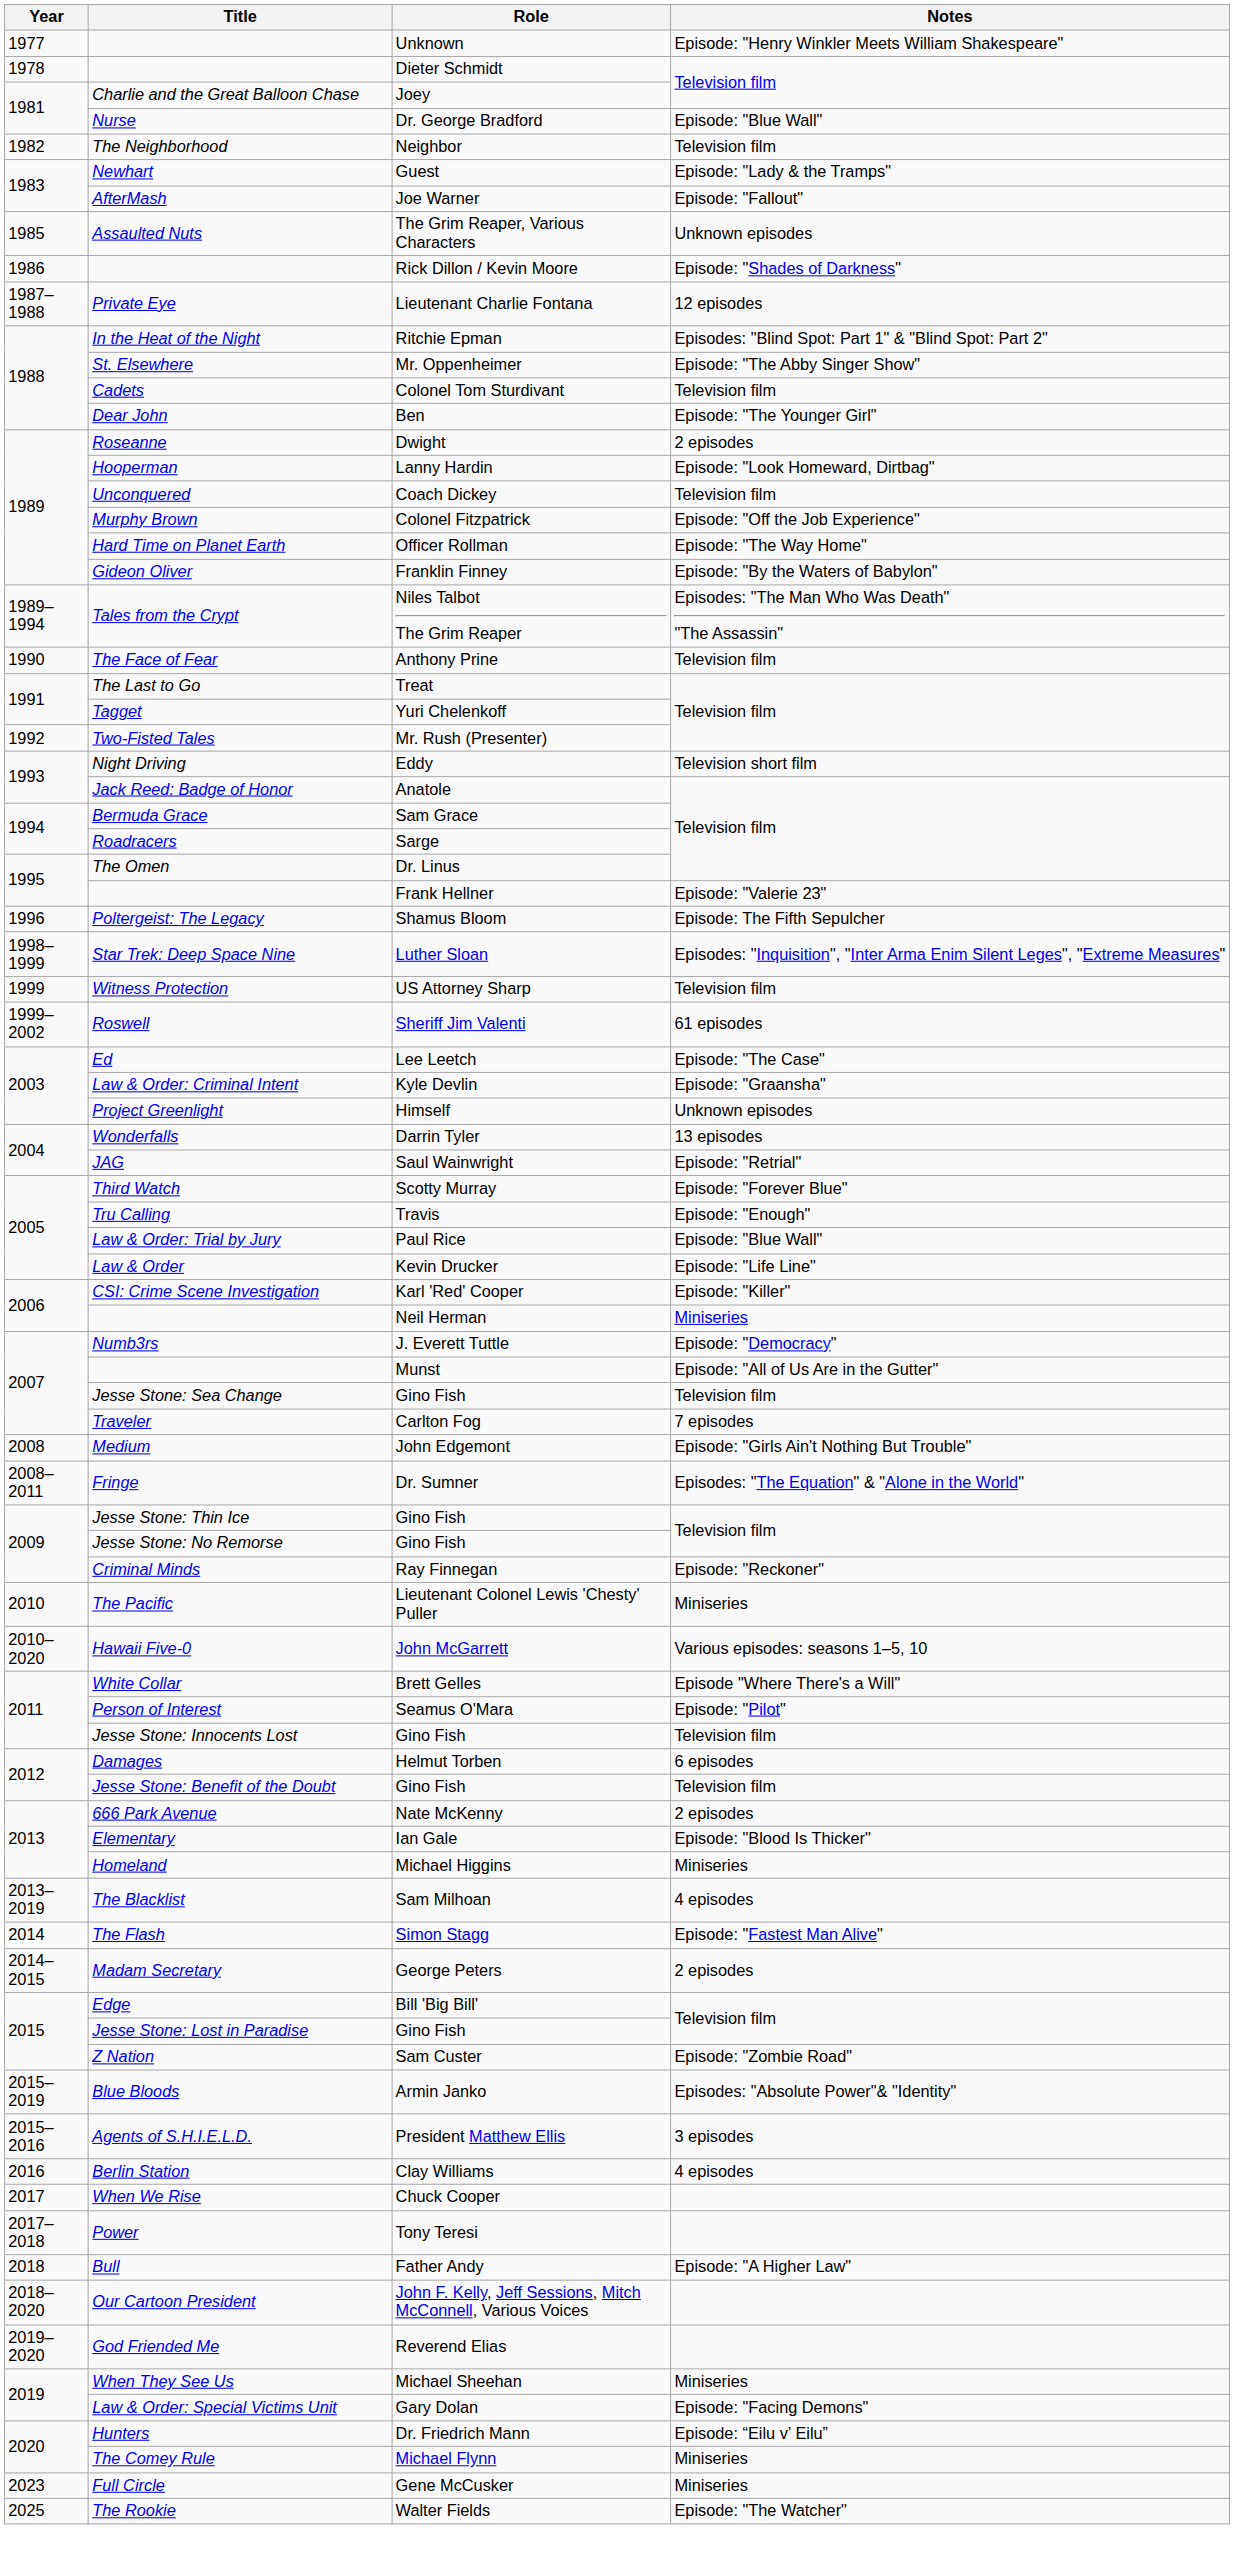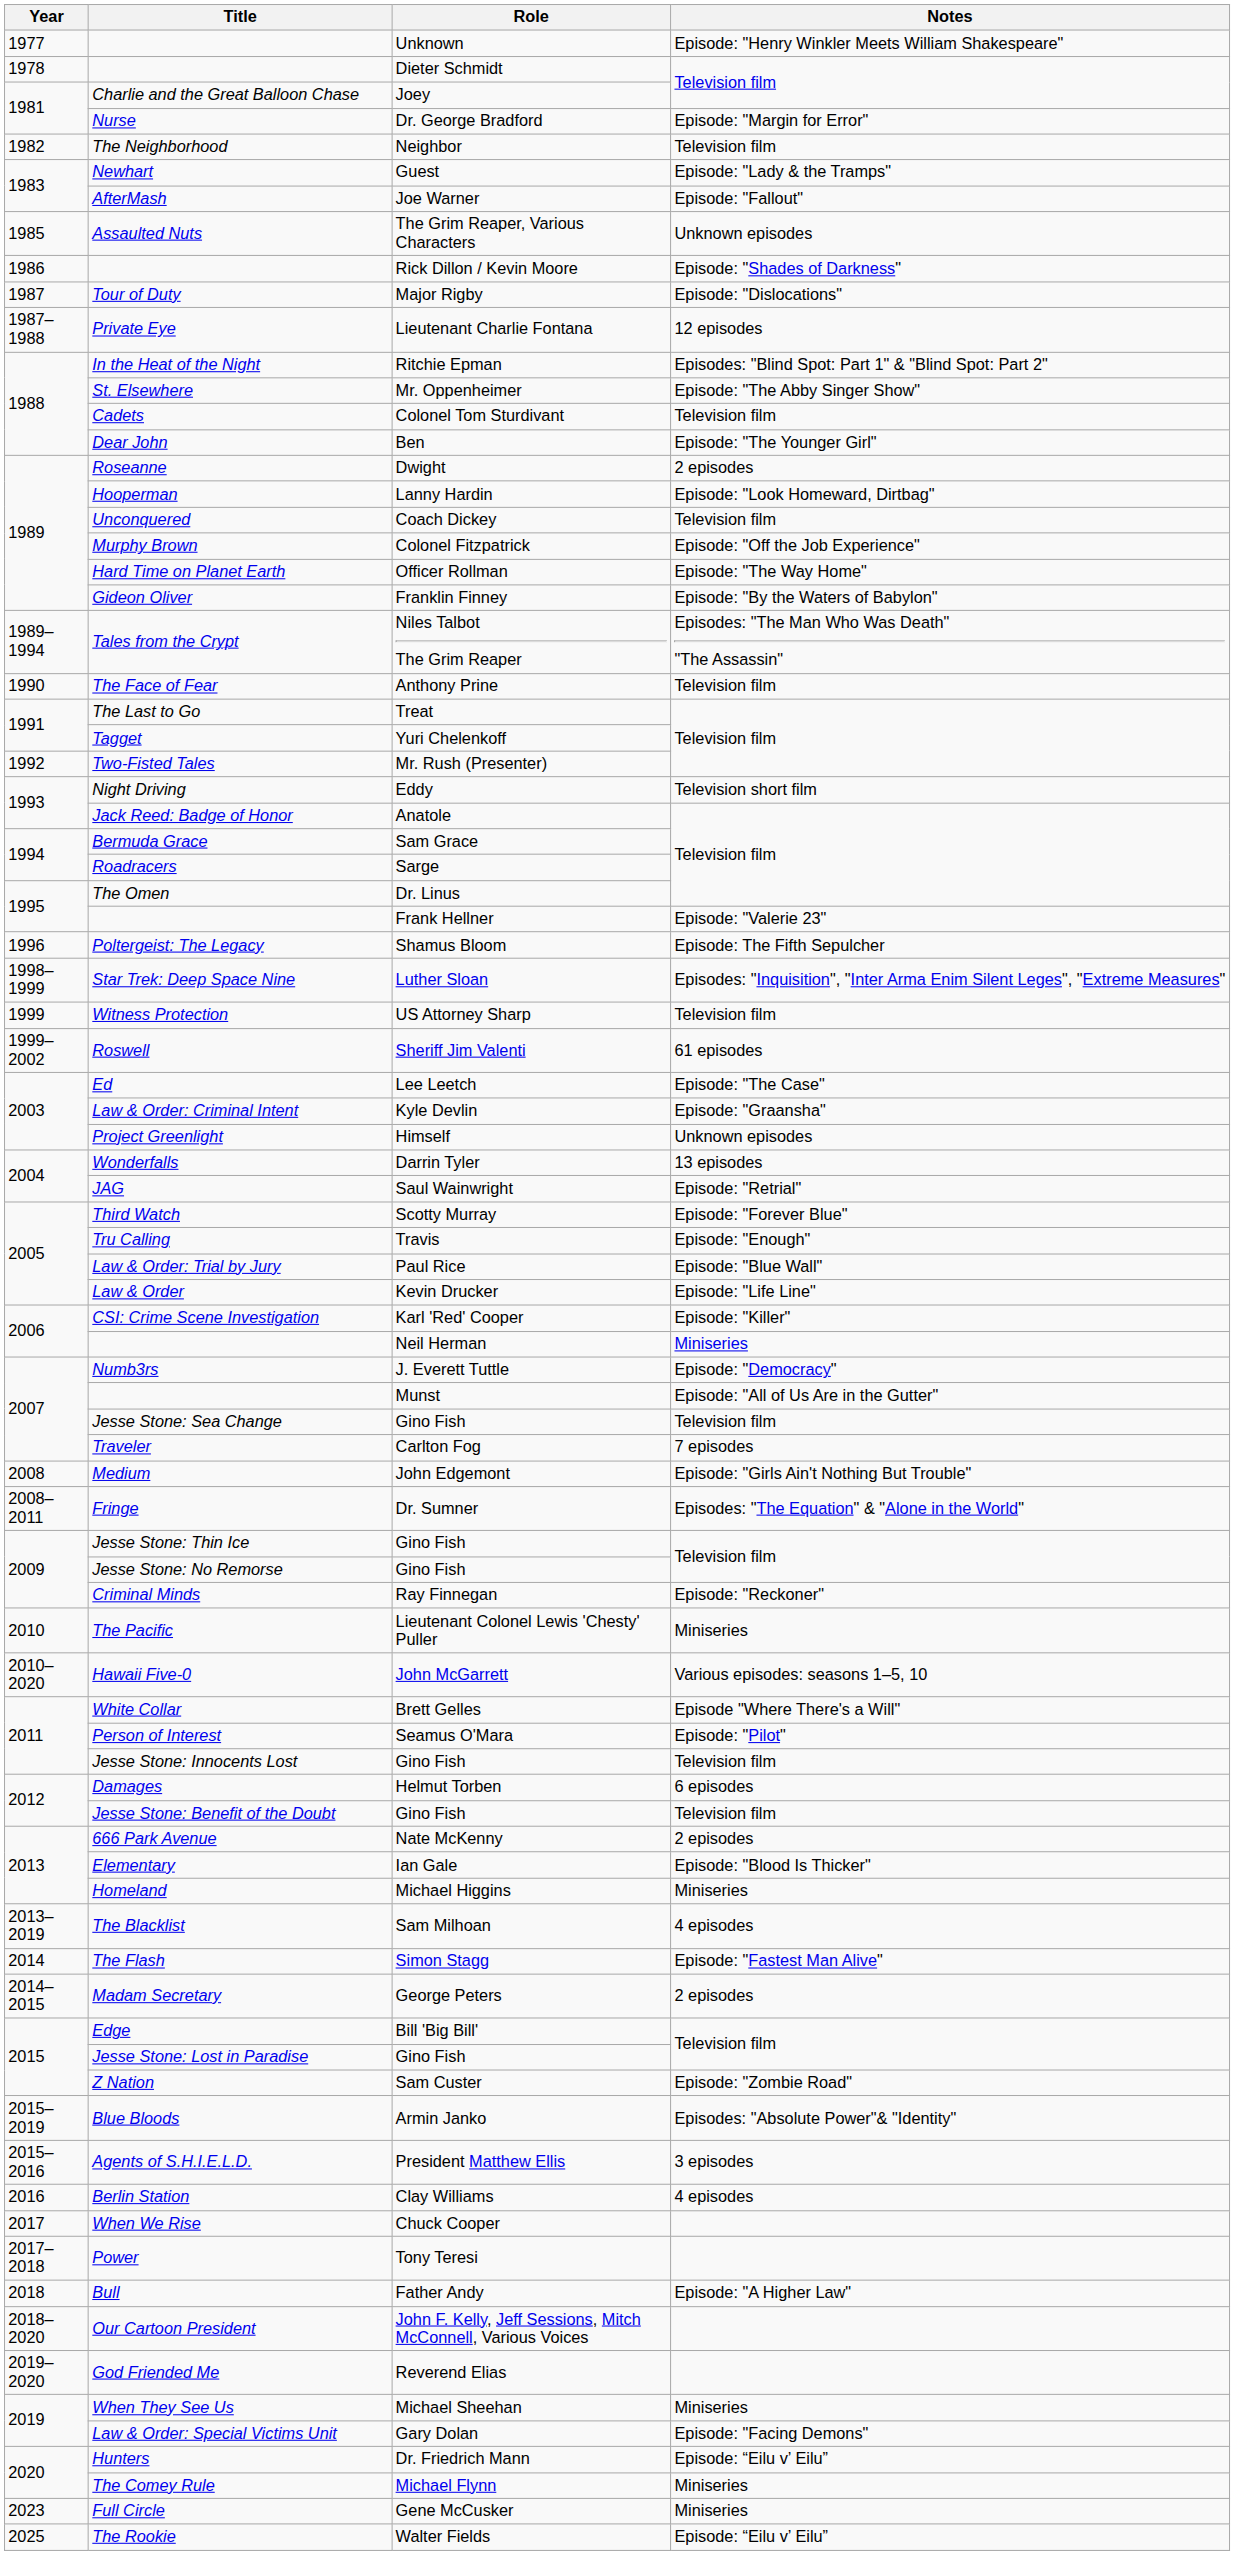(748, 120) Episode: "Blue Wall" -> (771, 120) Episode: "Margin for Error"
+ row: (136, 294)
(761, 2511) Episode: "The Watcher" -> (751, 2537) Episode: “Eilu v’ Eilu”
